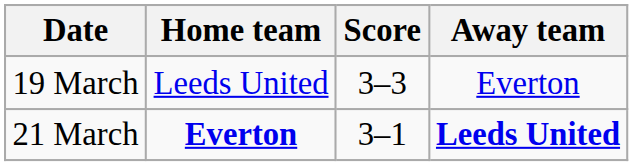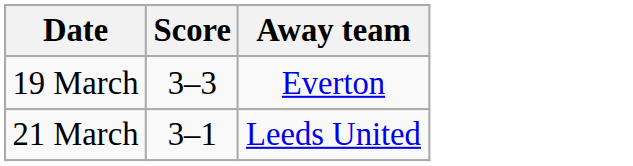- column: (241, 30)
(528, 133) bold -> (333, 133) normal
